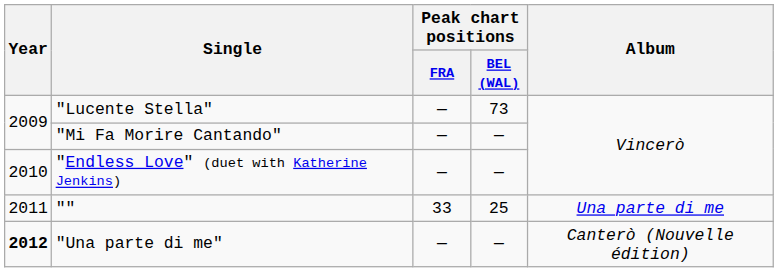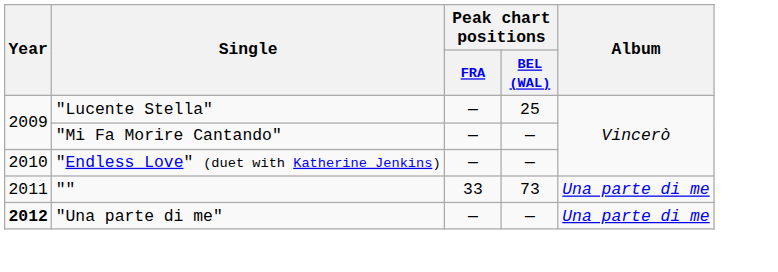(499, 109) 73 -> (530, 109) 25
(499, 208) 25 -> (530, 189) 73
(650, 244) Canterò (Nouvelle édition) -> (636, 216) Una parte di me
